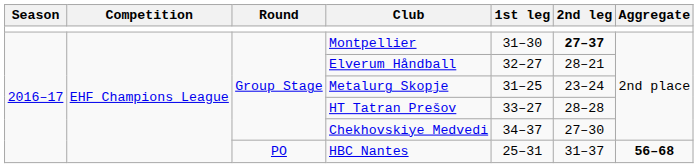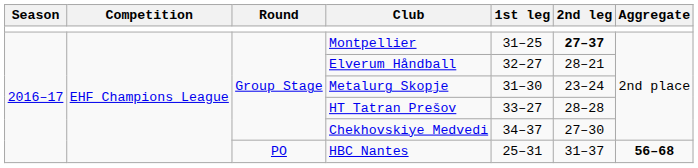(522, 43) 31–30 -> (522, 43) 31–25
(522, 86) 31–25 -> (522, 86) 31–30
